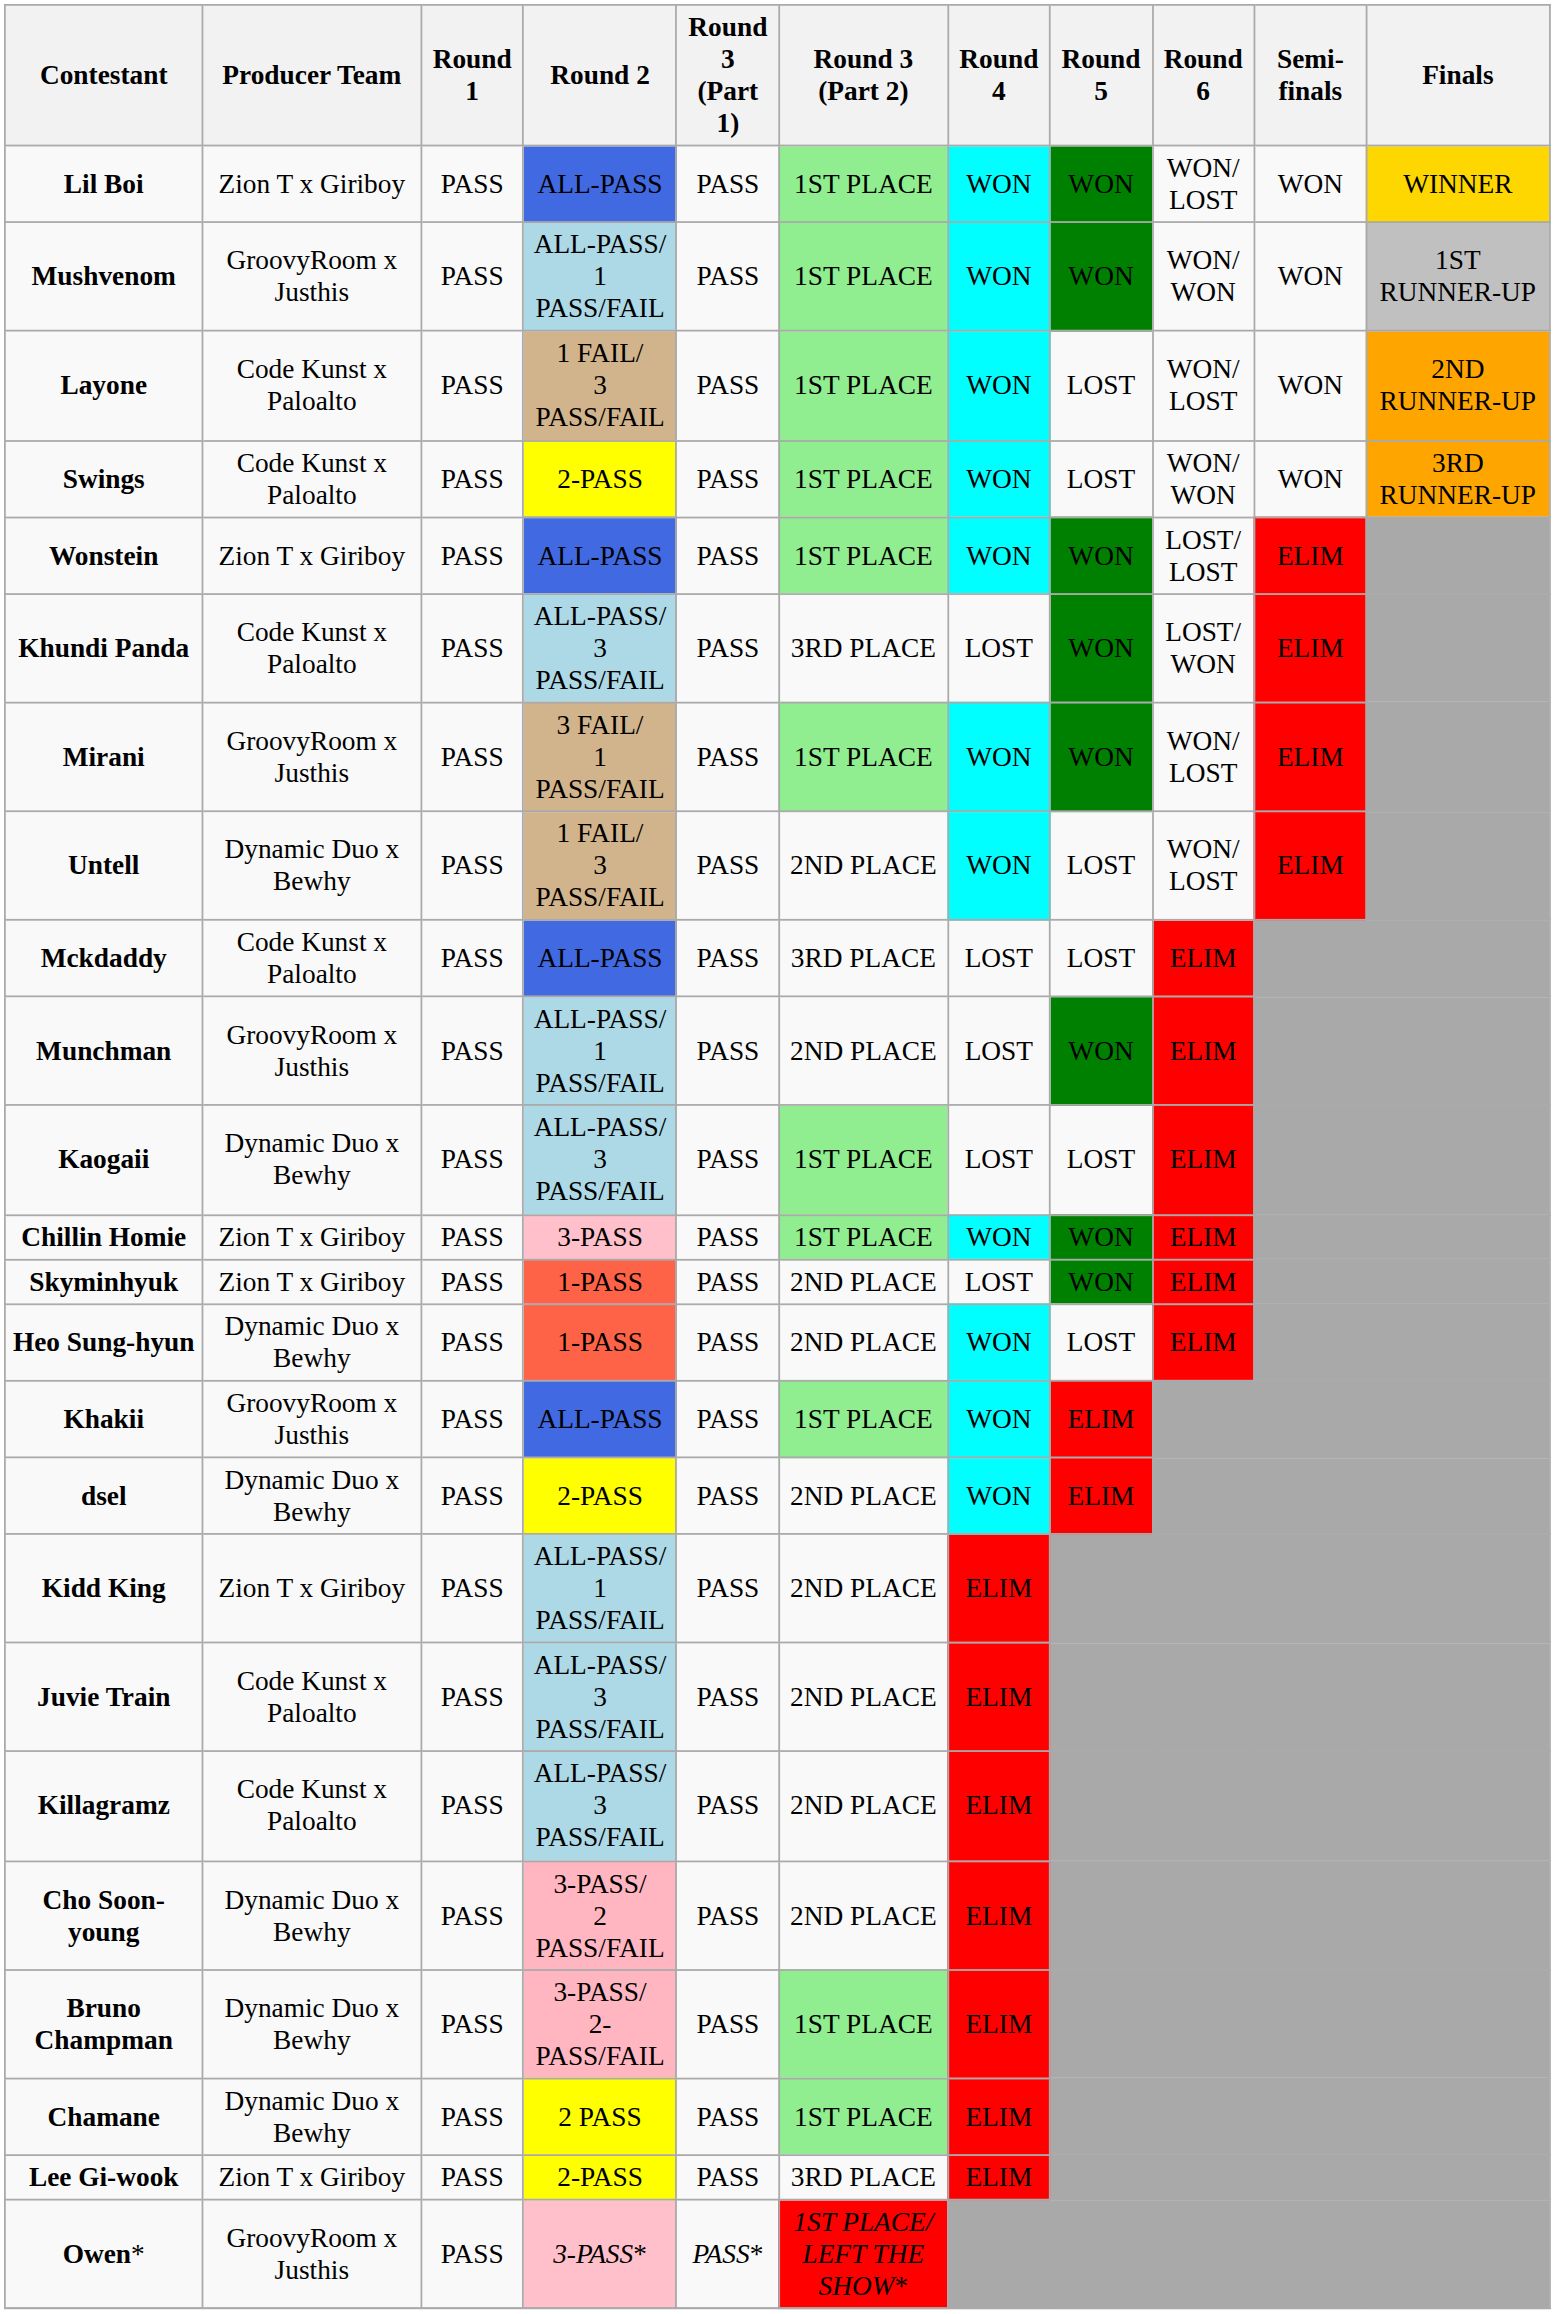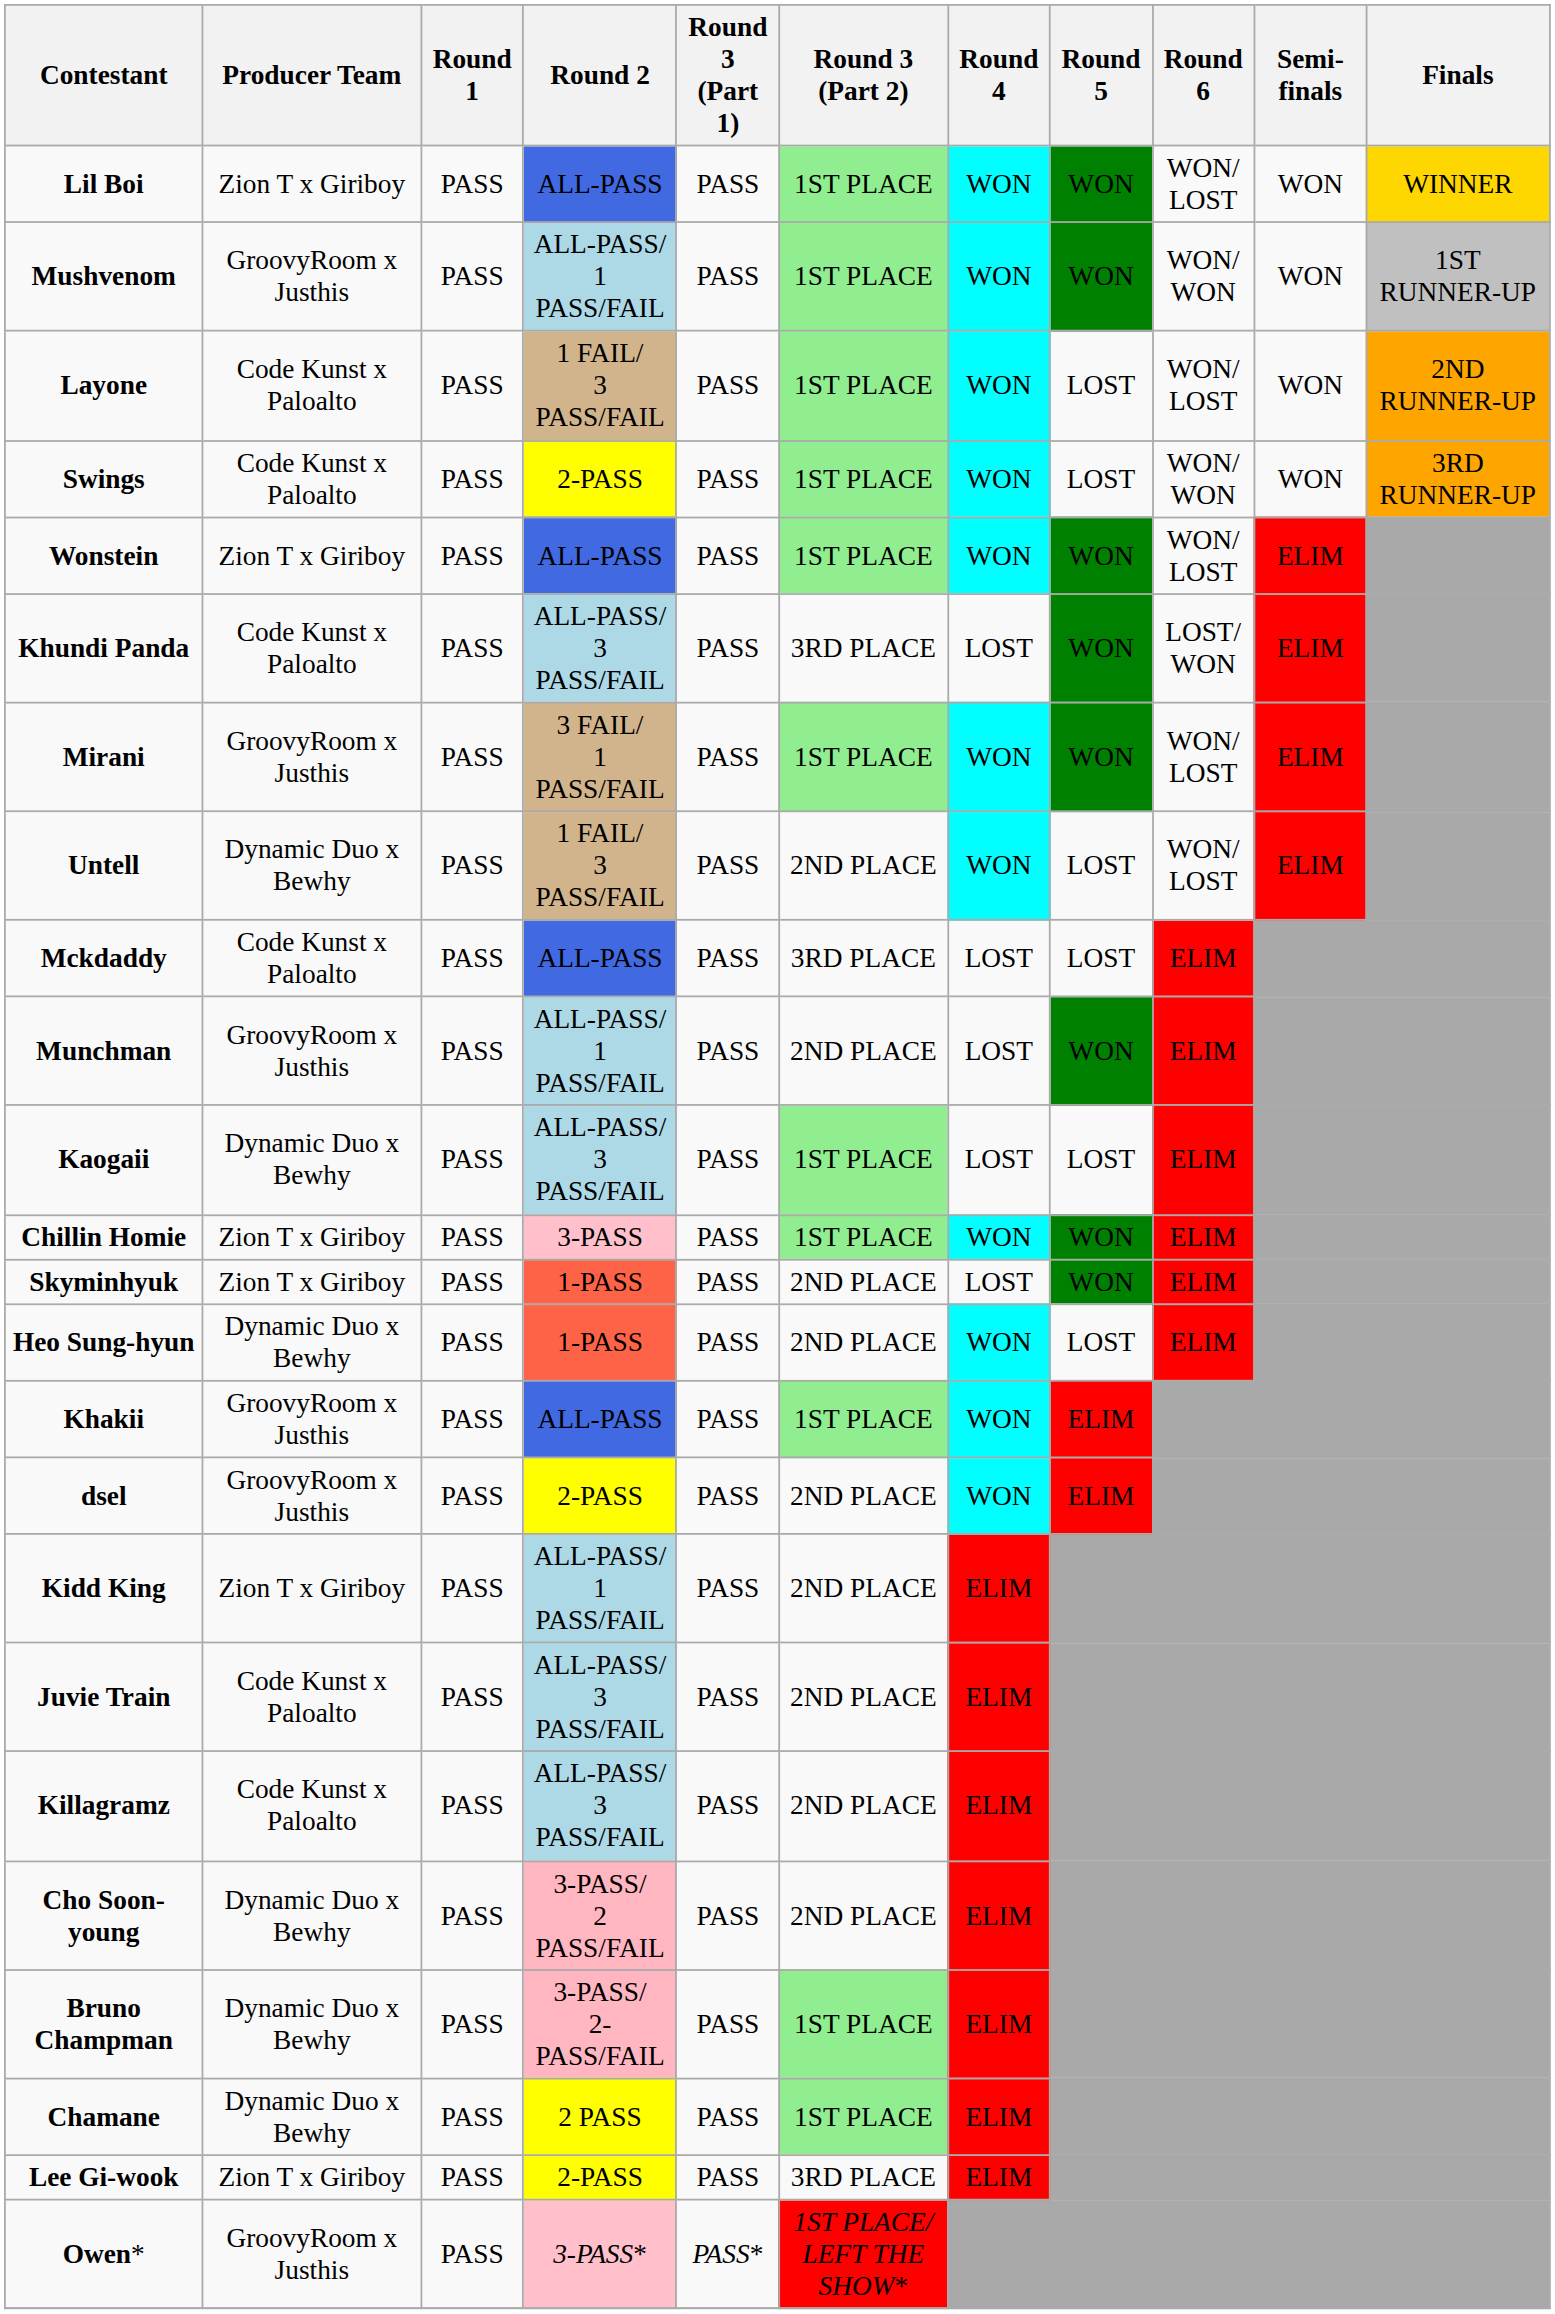(1203, 555) LOST/ LOST -> (1203, 555) WON/ LOST
(312, 1495) Dynamic Duo x Bewhy -> (312, 1495) GroovyRoom x Justhis
